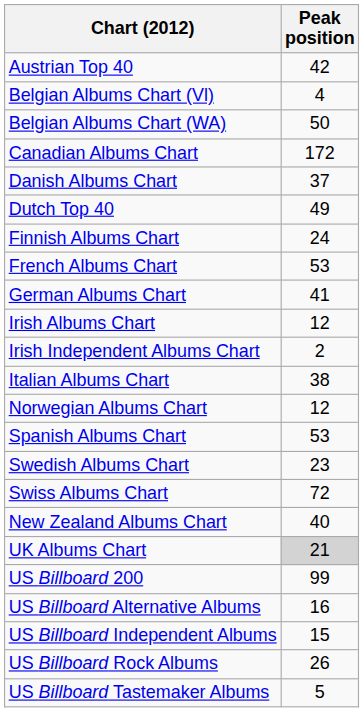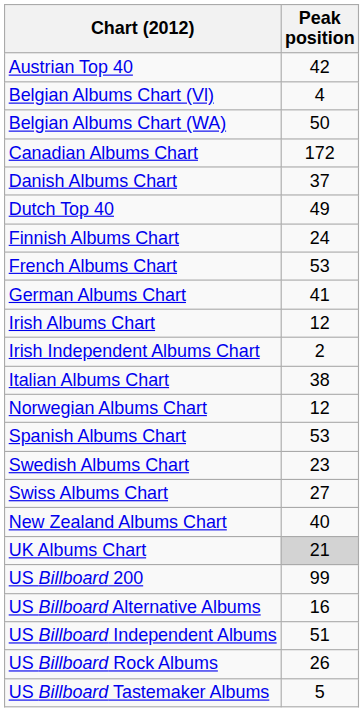(320, 493) 72 -> (320, 493) 27
(320, 635) 15 -> (320, 635) 51
